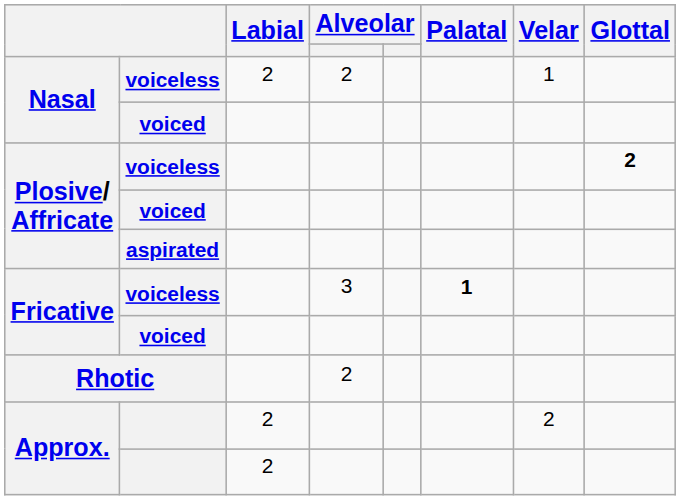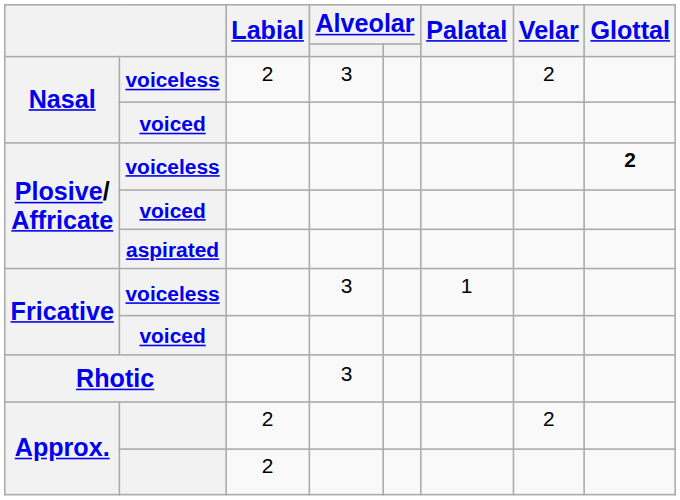(347, 74) 2 -> (347, 74) 3
(549, 74) 1 -> (549, 74) 2
(467, 292) bold -> (467, 287) normal
(347, 373) 2 -> (347, 373) 3
